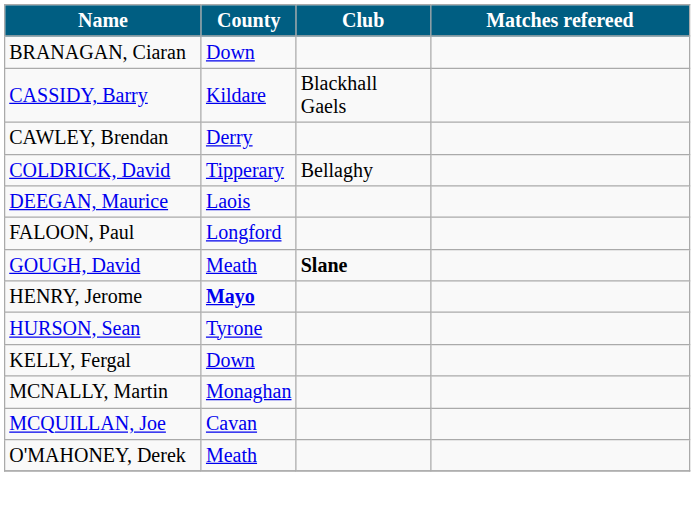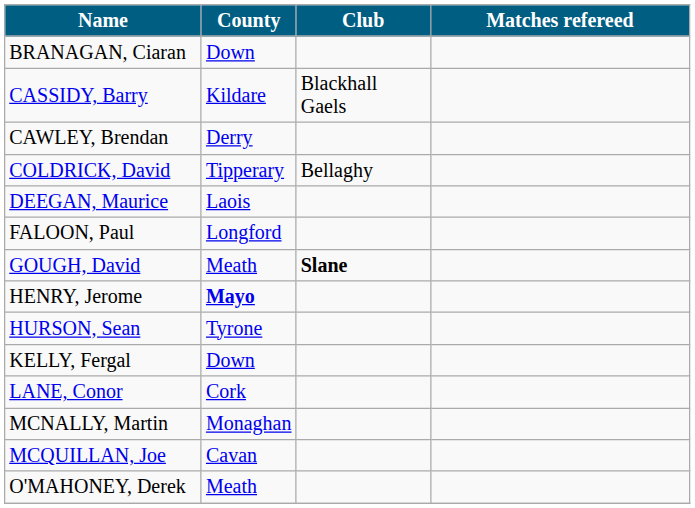+ row: (66, 391)
